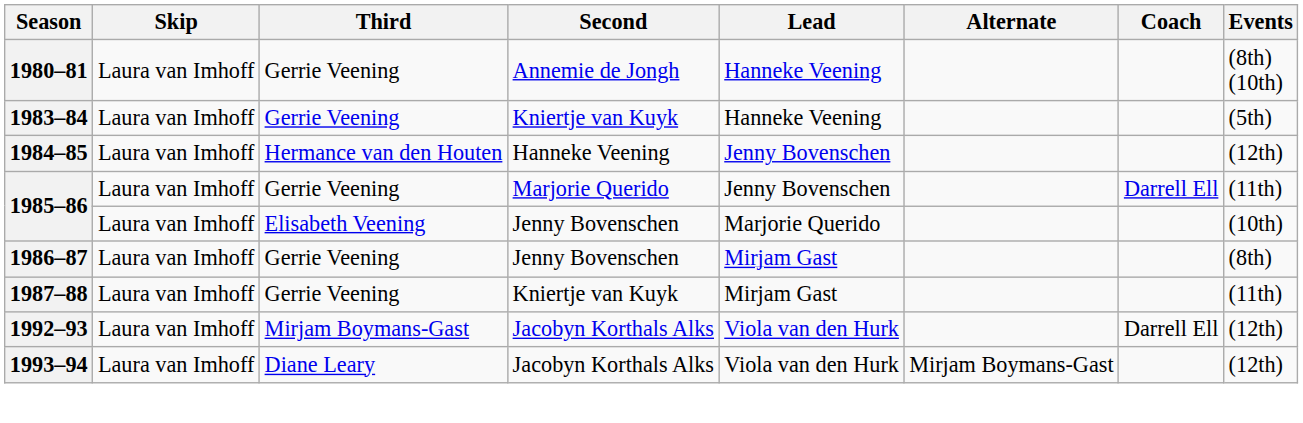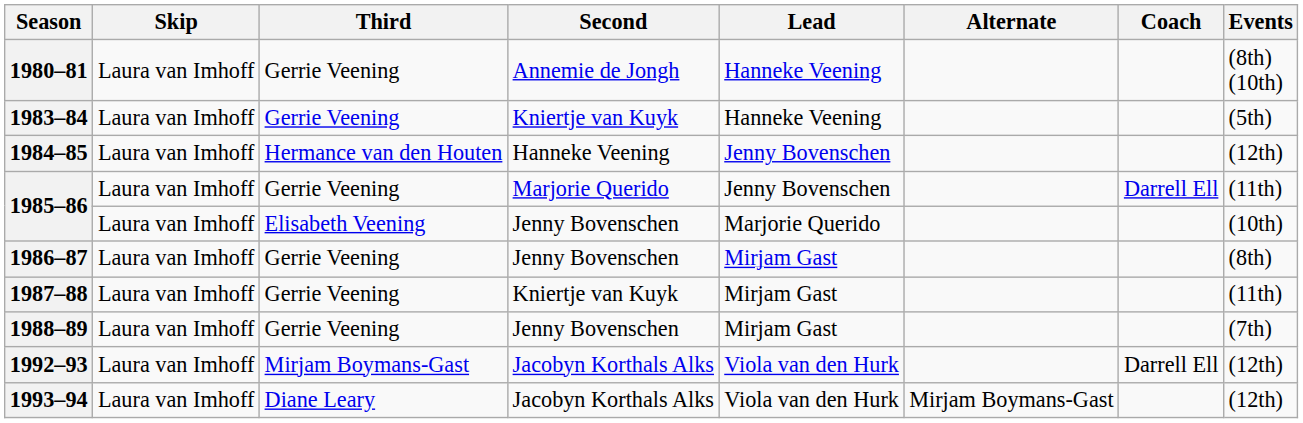+ row: (49, 329)
